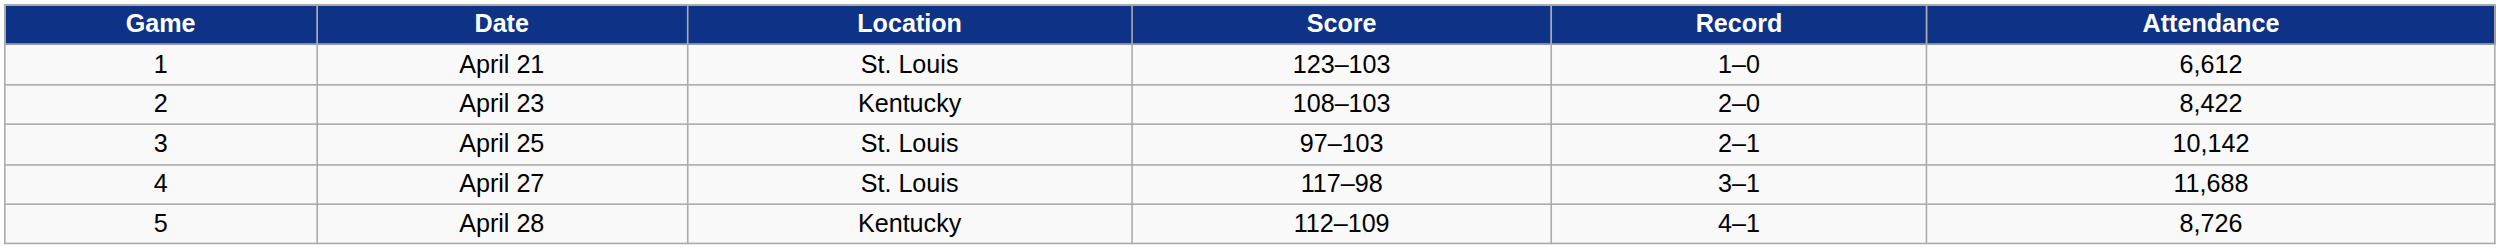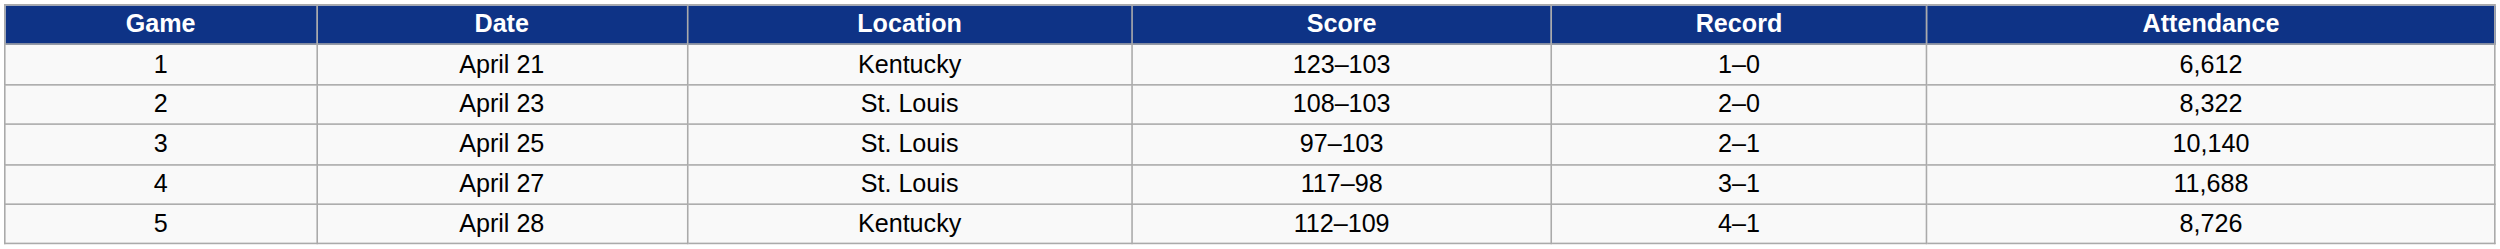(910, 64) St. Louis -> (910, 64) Kentucky
(910, 104) Kentucky -> (910, 104) St. Louis
(2211, 104) 8,422 -> (2211, 104) 8,322
(2211, 143) 10,142 -> (2211, 143) 10,140
